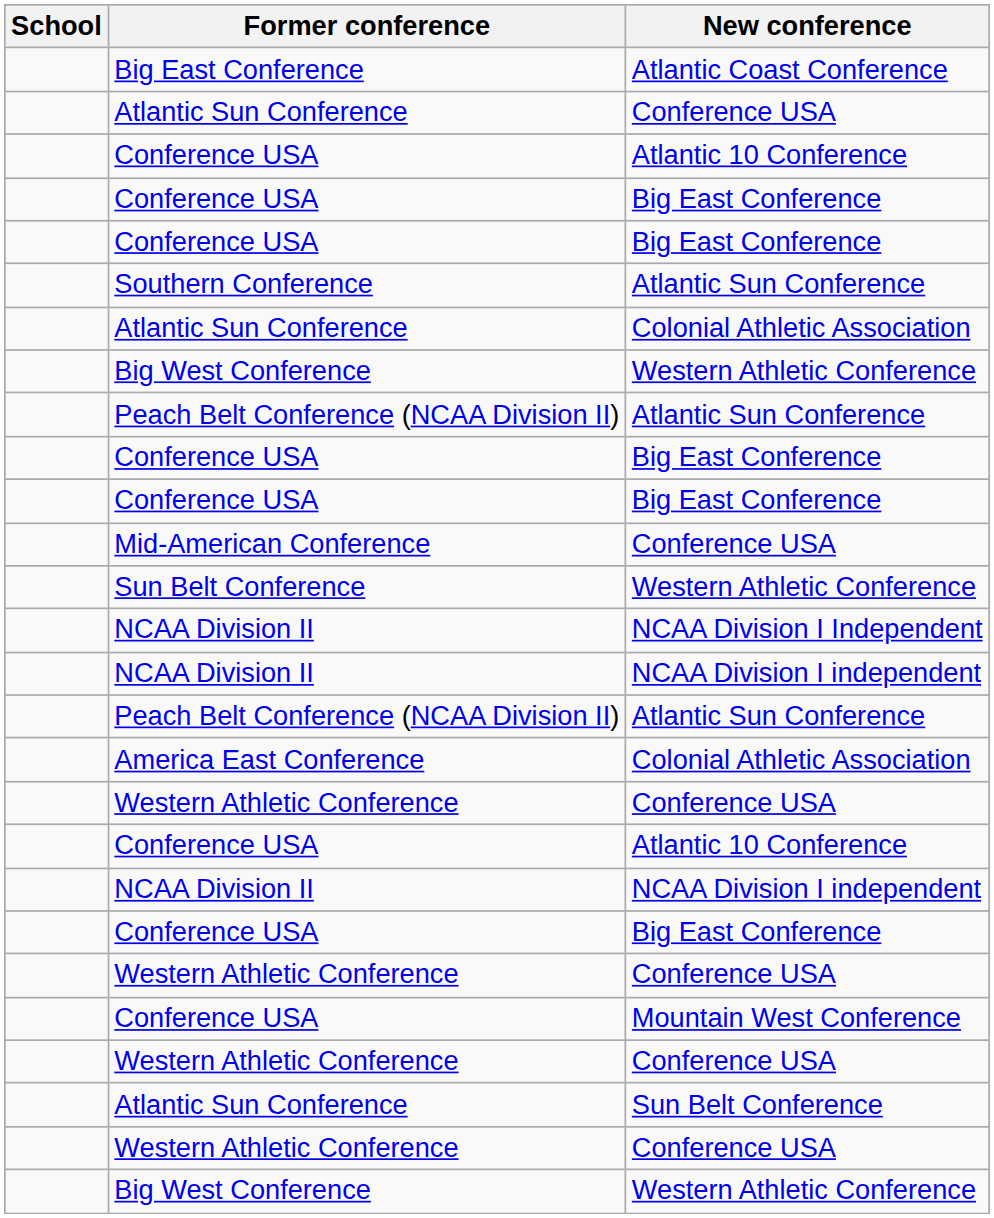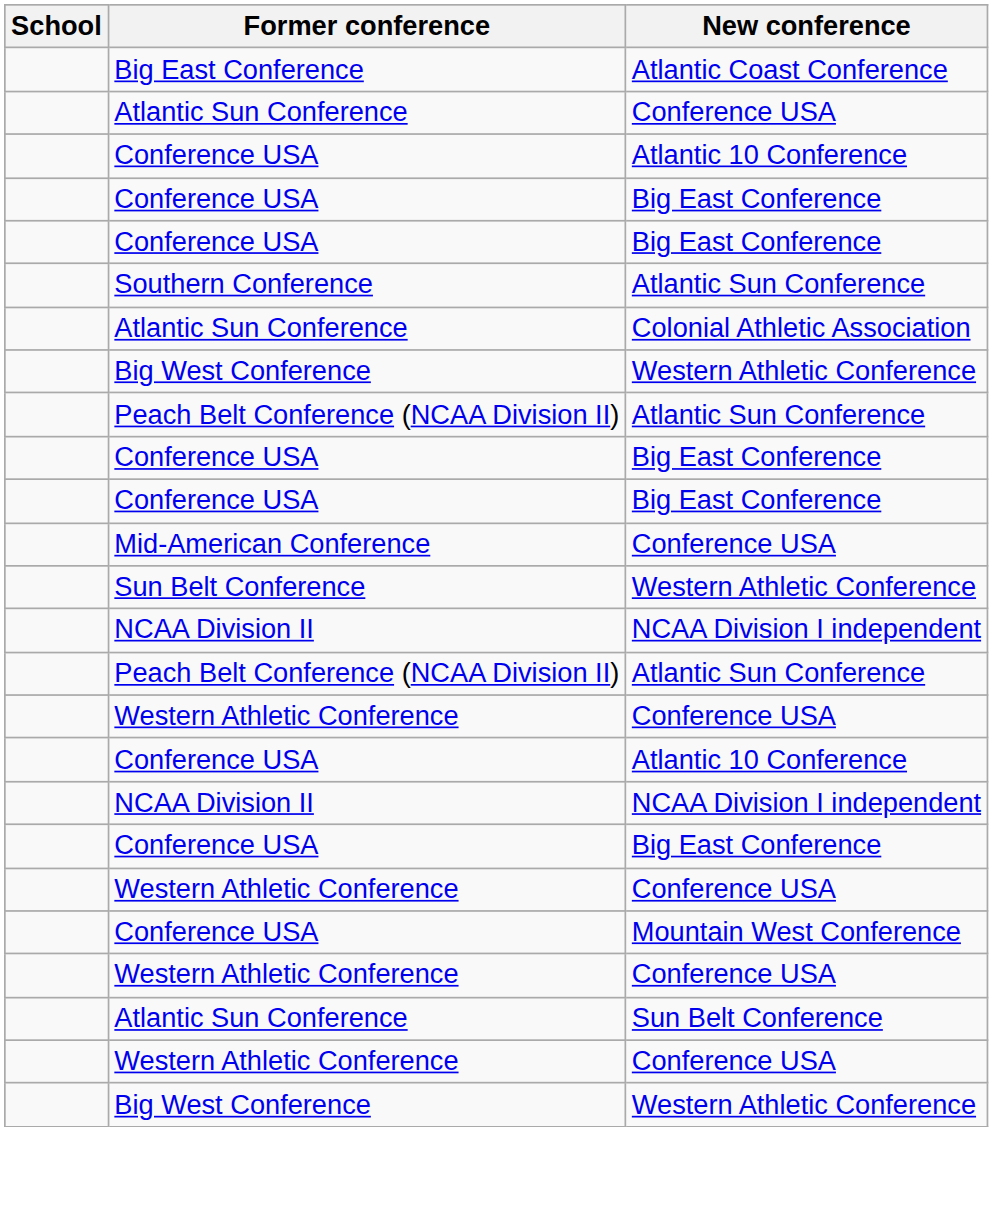- row: (214, 629)
- row: (269, 759)
